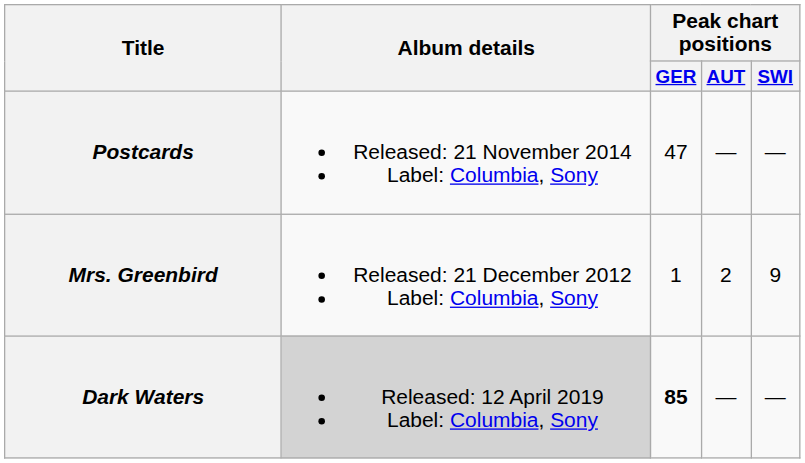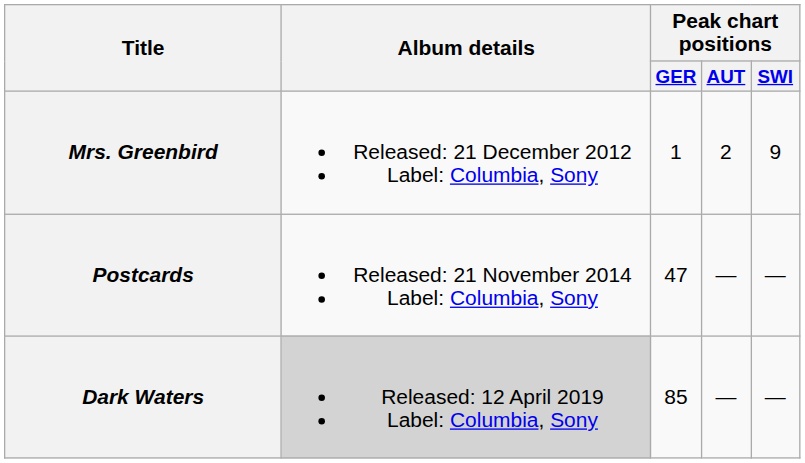rows swapped: (143, 274) <-> (143, 152)
(676, 396) bold -> (676, 396) normal
